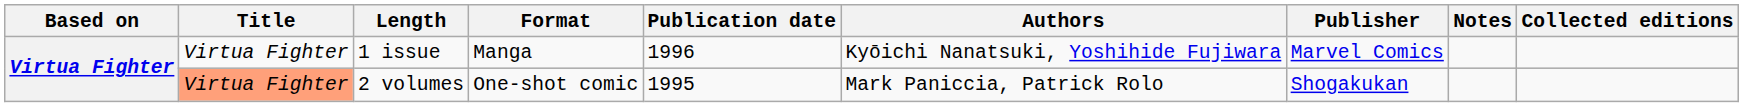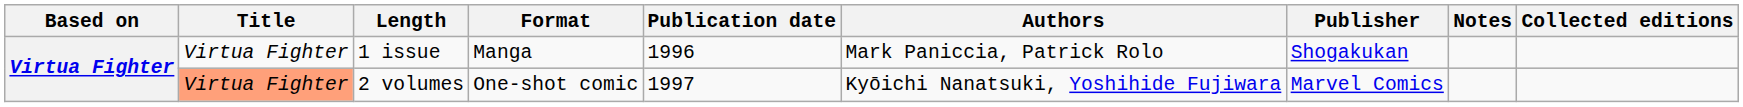(1063, 53) Kyōichi Nanatsuki, Yoshihide Fujiwara -> (1004, 53) Mark Paniccia, Patrick Rolo
(1367, 53) Marvel Comics -> (1350, 53) Shogakukan
(671, 85) 1995 -> (671, 85) 1997
(1004, 85) Mark Paniccia, Patrick Rolo -> (1063, 85) Kyōichi Nanatsuki, Yoshihide Fujiwara
(1350, 85) Shogakukan -> (1367, 85) Marvel Comics
